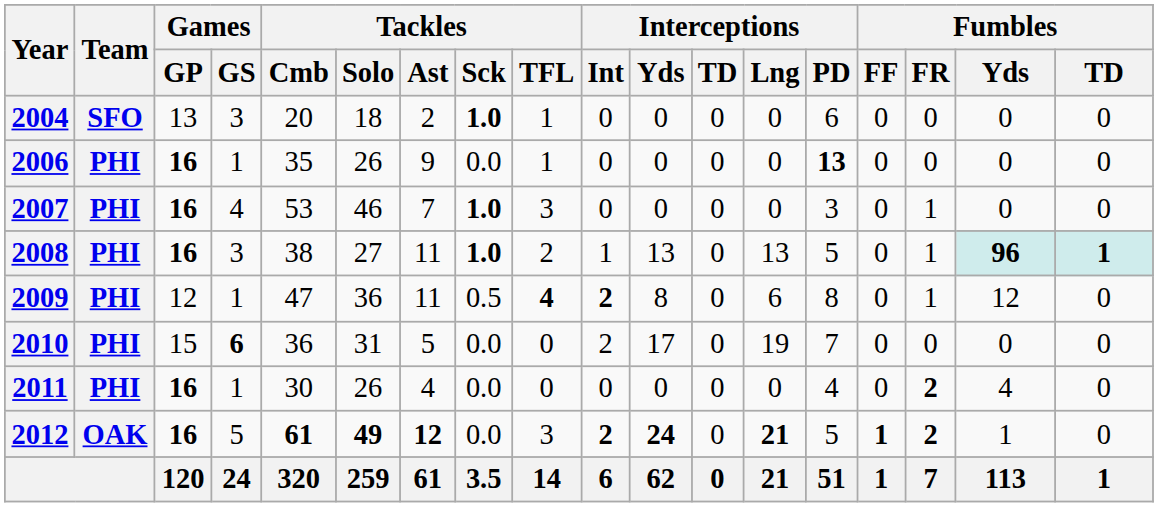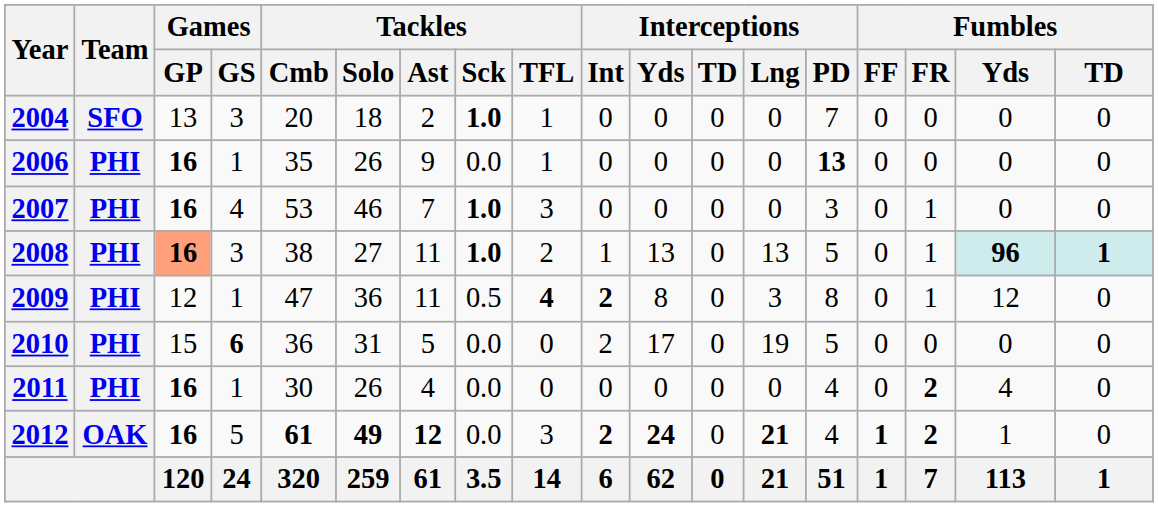(832, 117) 6 -> (832, 117) 7
(183, 252) no background -> (183, 252) lightsalmon background
(775, 298) 6 -> (775, 298) 3
(832, 343) 7 -> (832, 343) 5
(832, 433) 5 -> (832, 433) 4
